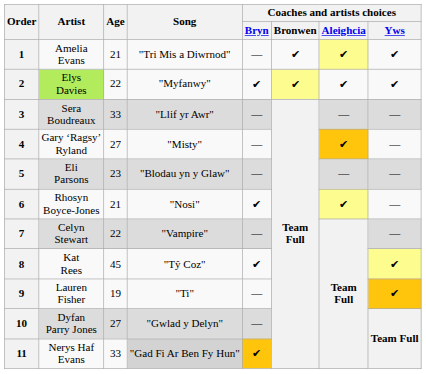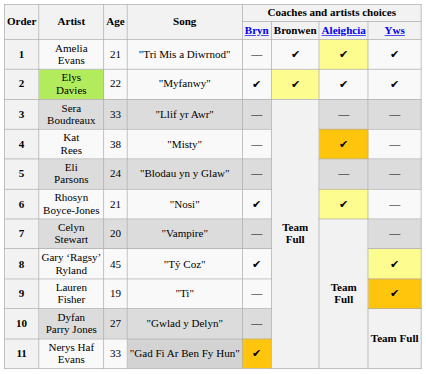(71, 144) Gary ‘Ragsy’ Ryland -> (71, 144) Kat Rees
(115, 144) 27 -> (115, 144) 38
(115, 174) 23 -> (115, 174) 24
(115, 234) 22 -> (115, 234) 20
(71, 263) Kat Rees -> (71, 263) Gary ‘Ragsy’ Ryland
